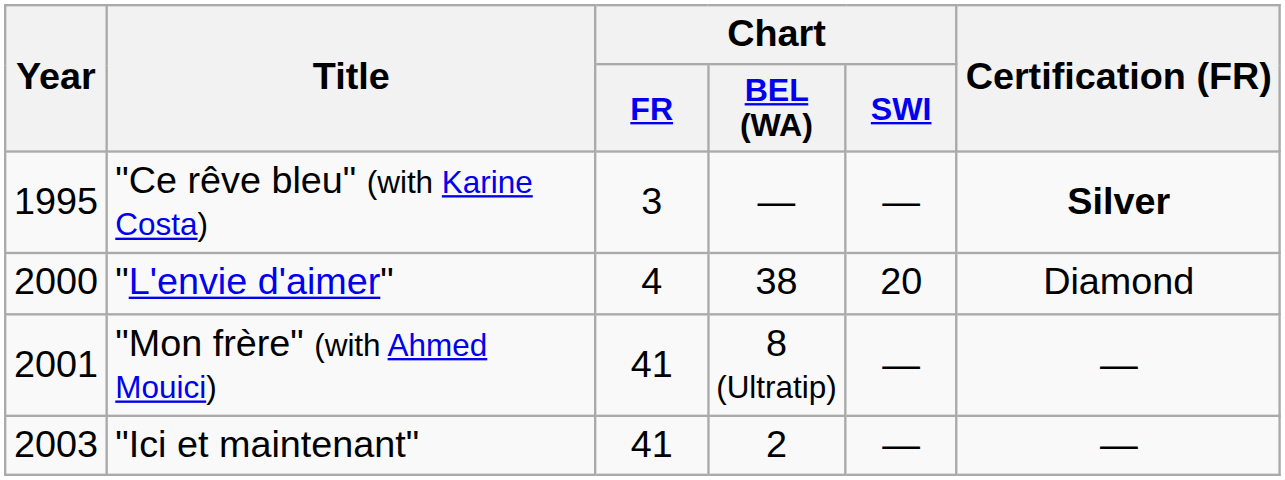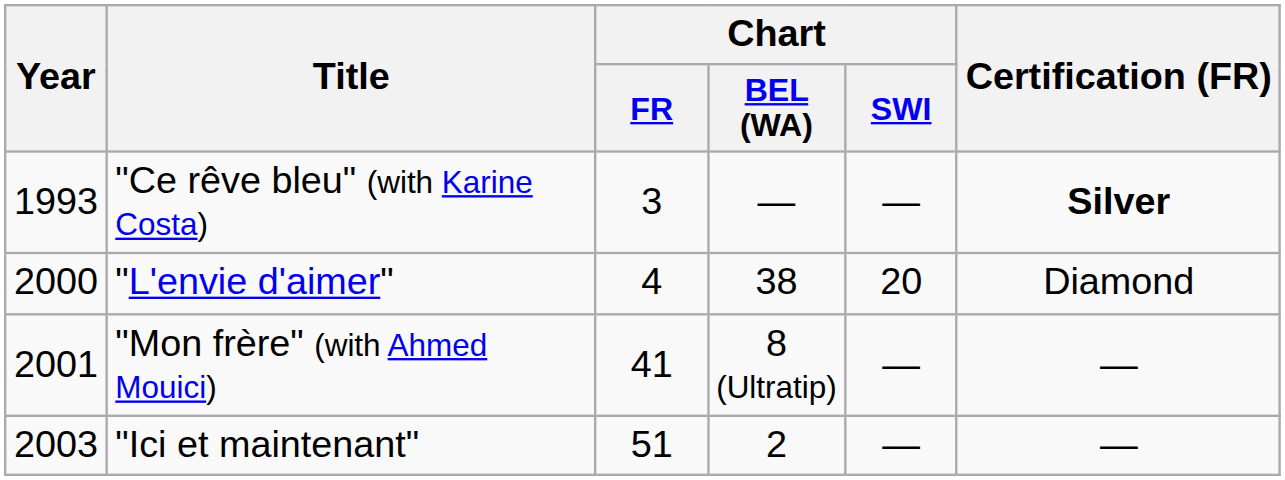(56, 201) 1995 -> (56, 201) 1993
(652, 444) 41 -> (652, 444) 51
